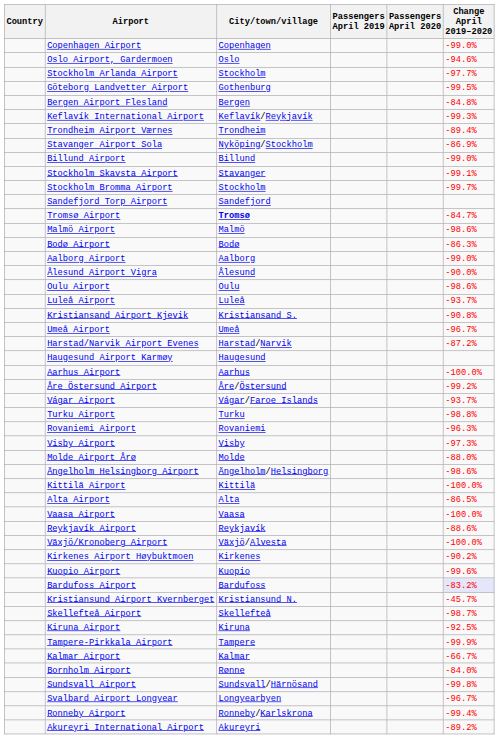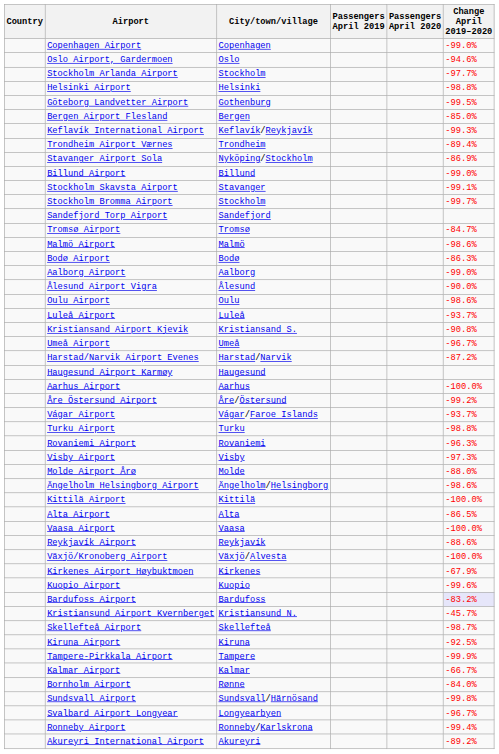+ row: (89, 88)
(461, 103) -84.8% -> (461, 117) -85.0%
(234, 216) bold -> (234, 230) normal
(461, 557) -90.2% -> (461, 571) -67.9%
